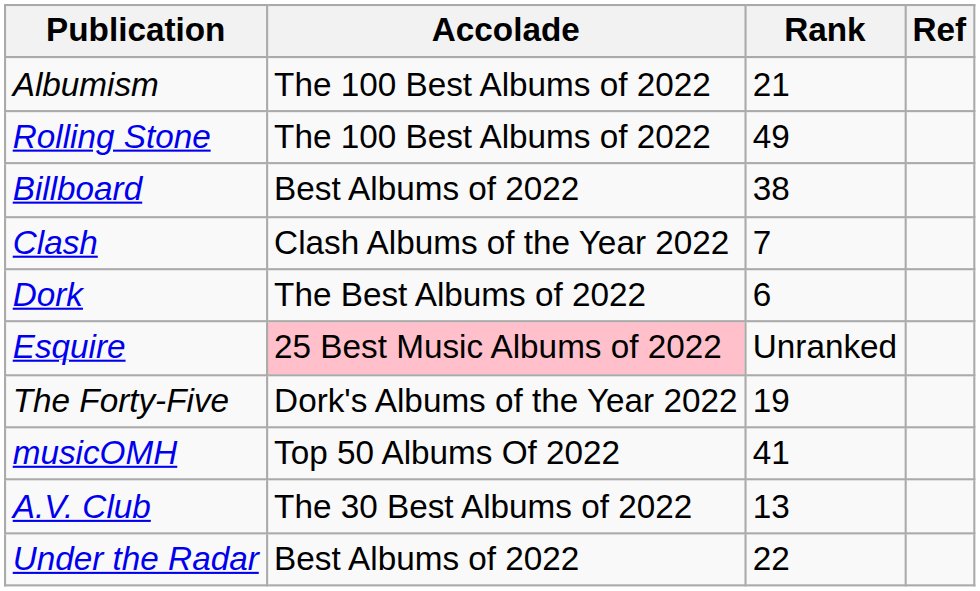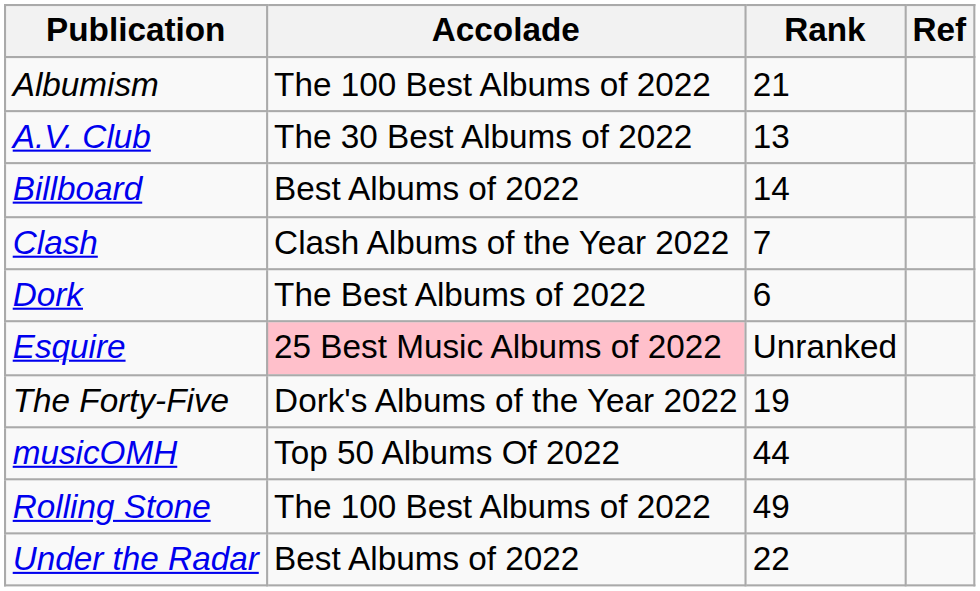rows swapped: (82, 505) <-> (112, 136)
(771, 189) 38 -> (771, 189) 14
(771, 453) 41 -> (771, 453) 44
